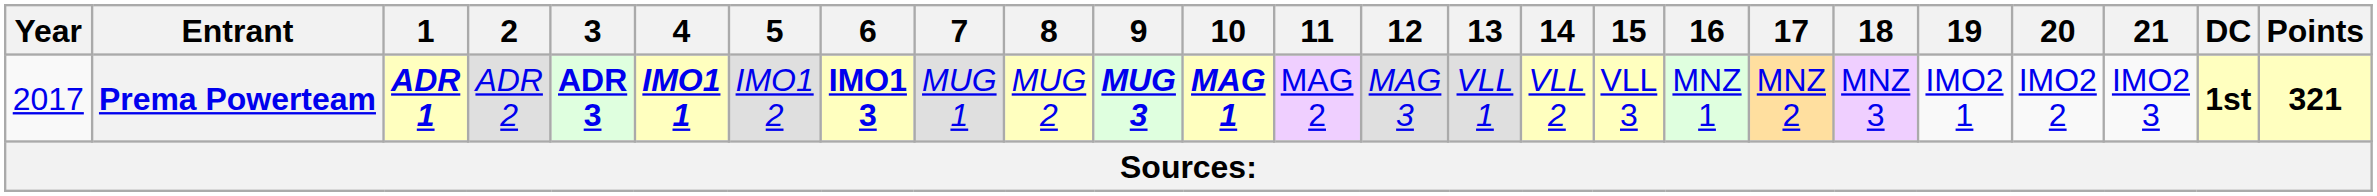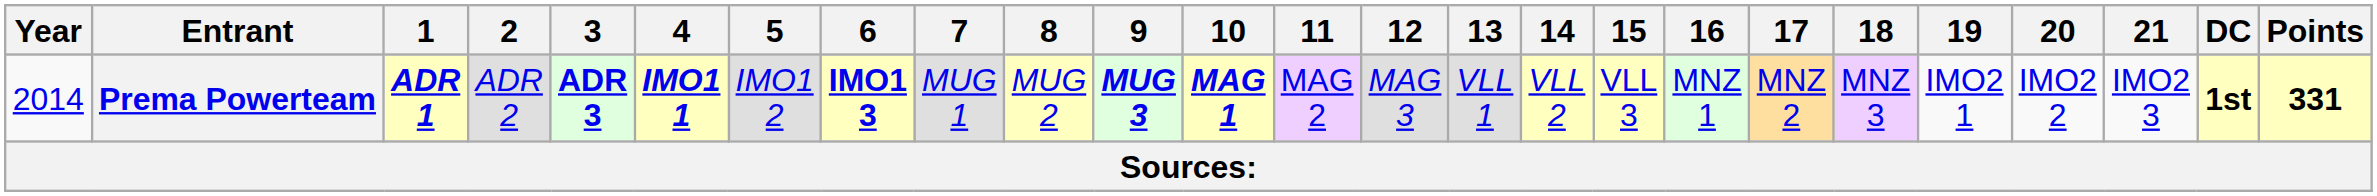(48, 98) 2017 -> (48, 98) 2014
(2315, 98) 321 -> (2315, 98) 331
